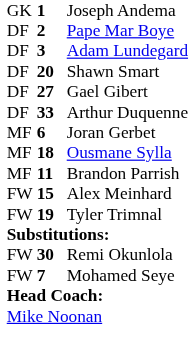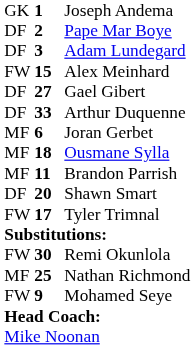rows swapped: (113, 71) <-> (119, 193)
(45, 214) 19 -> (43, 214) 17
+ row: (127, 275)
(41, 275) 7 -> (39, 295) 9
